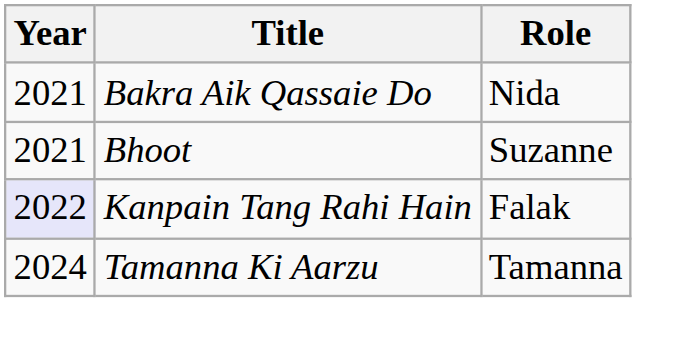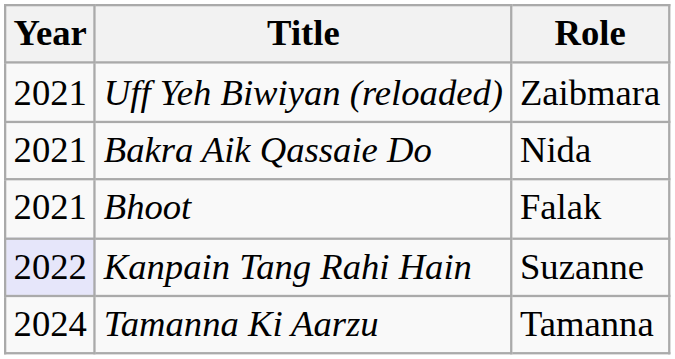+ row: (303, 91)
(551, 149) Suzanne -> (561, 207) Falak
(530, 207) Falak -> (582, 265) Suzanne
